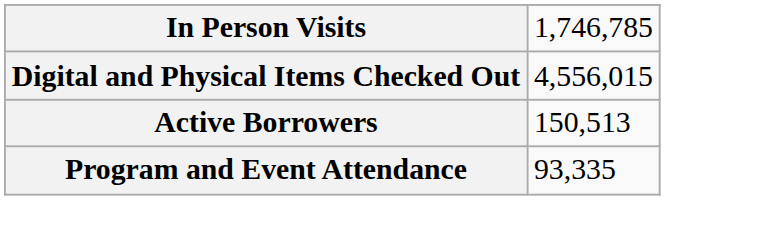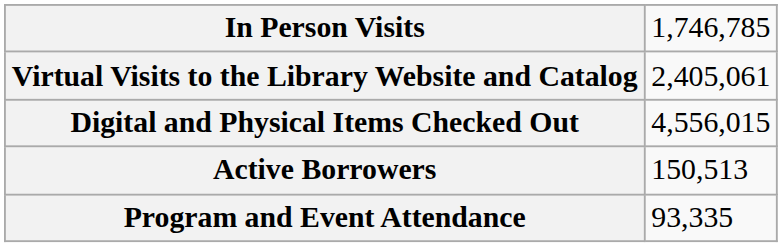+ row: (325, 75)
